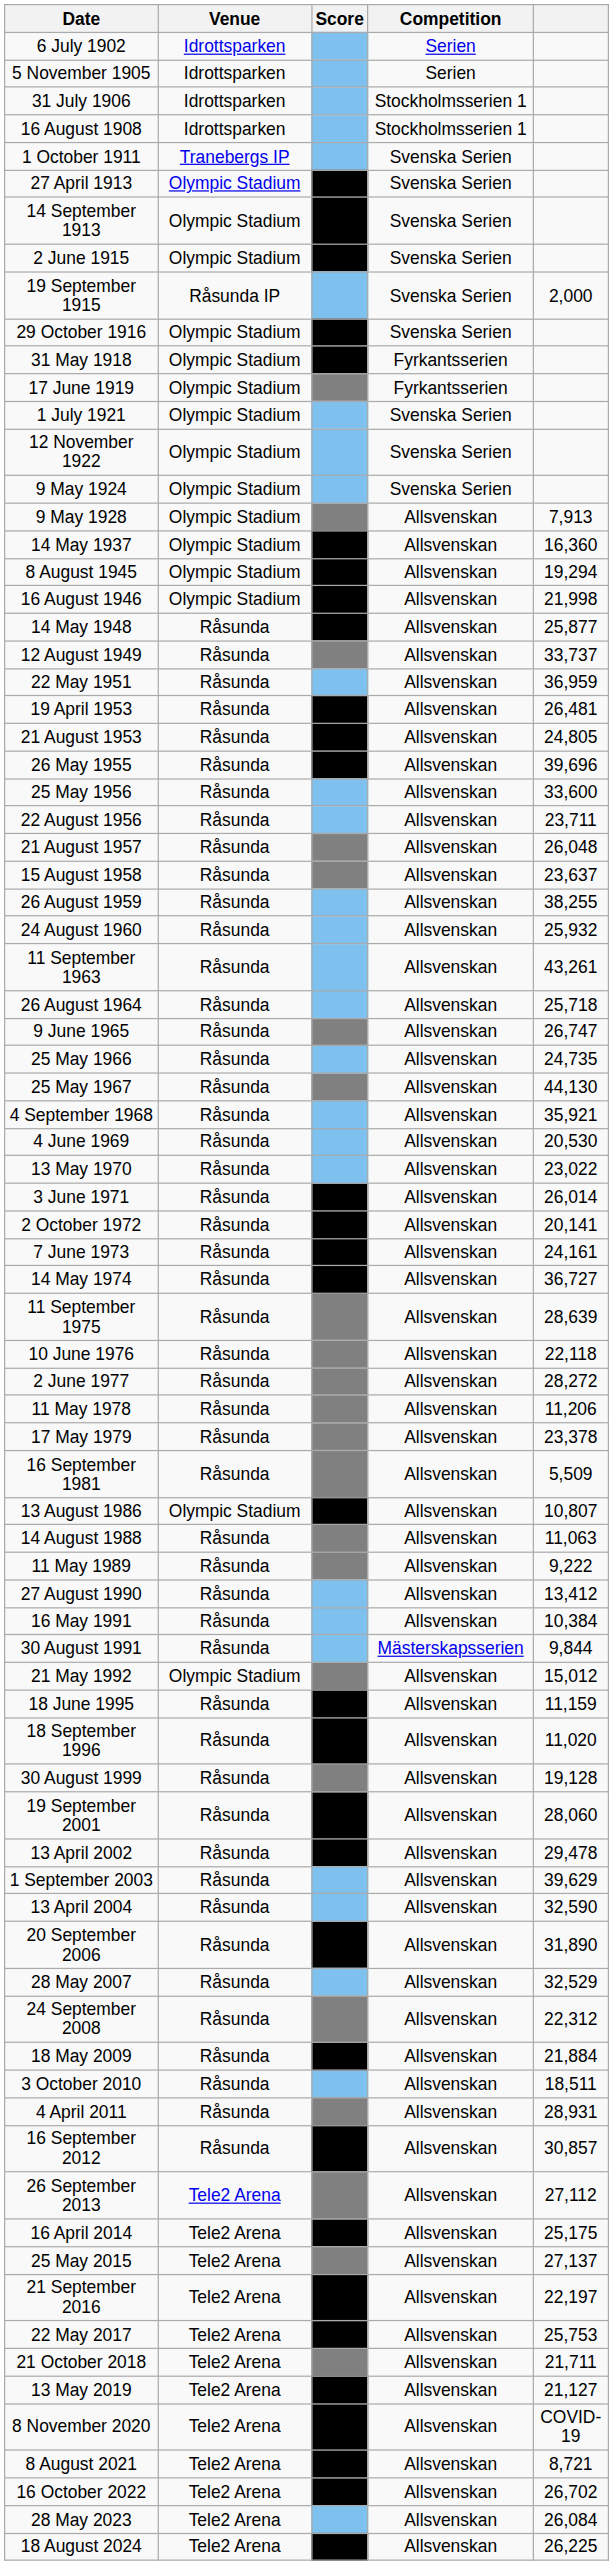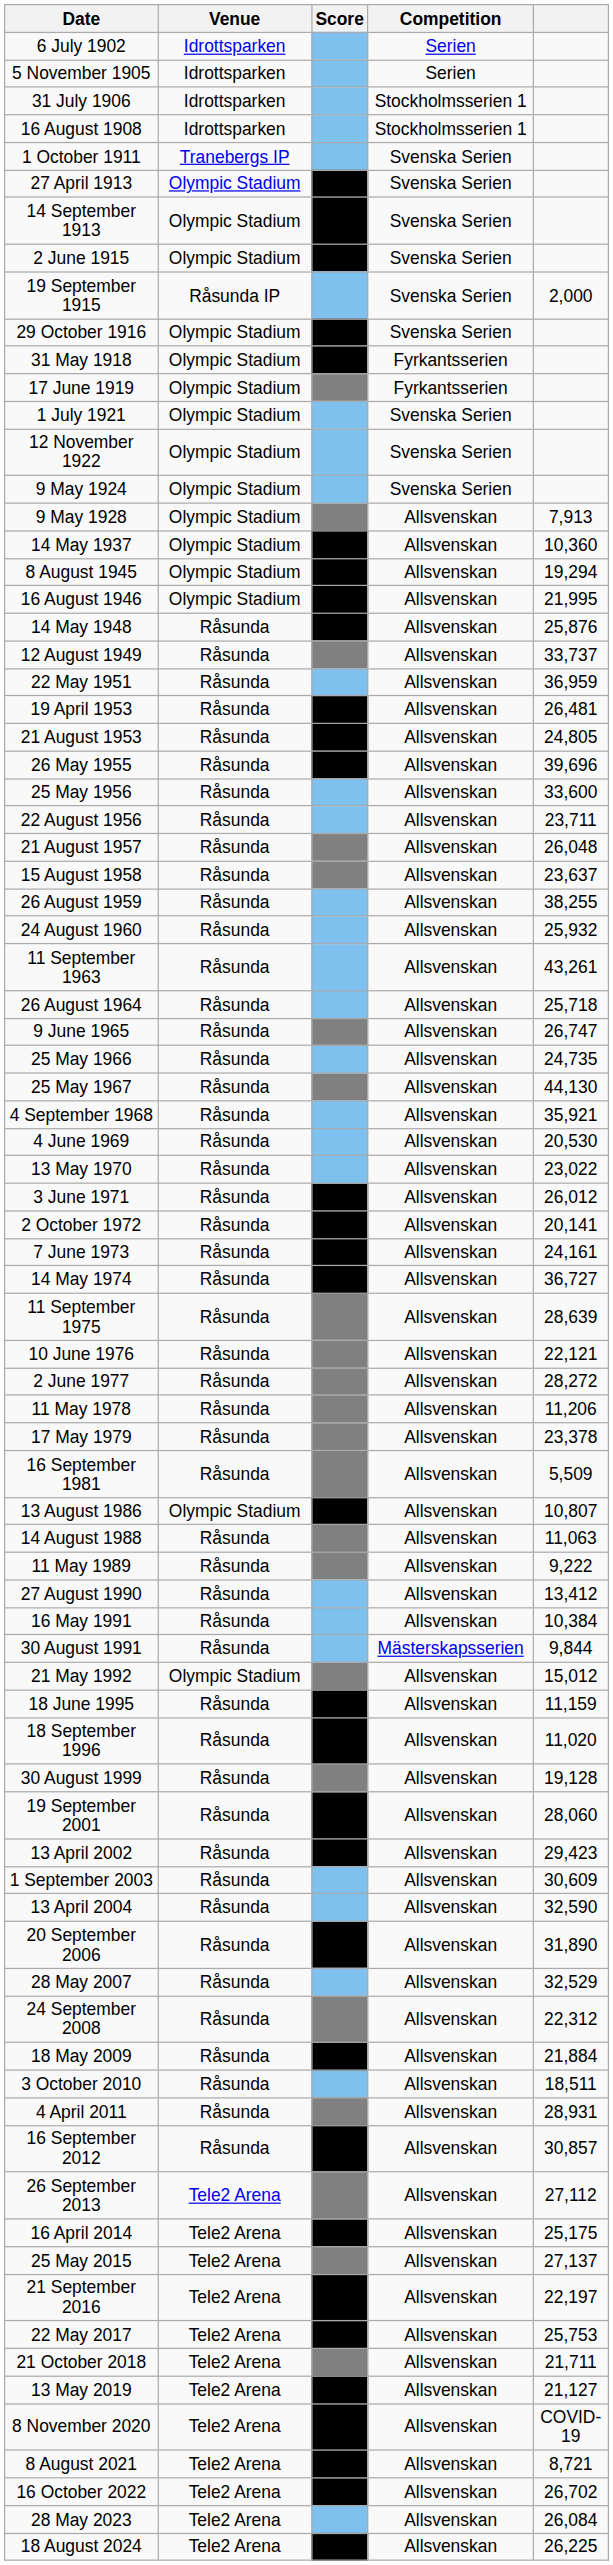(571, 545) 16,360 -> (571, 545) 10,360
(571, 600) 21,998 -> (571, 600) 21,995
(571, 627) 25,877 -> (571, 627) 25,876
(571, 1197) 26,014 -> (571, 1197) 26,012
(571, 1354) 22,118 -> (571, 1354) 22,121
(571, 1853) 29,478 -> (571, 1853) 29,423
(571, 1880) 39,629 -> (571, 1880) 30,609
